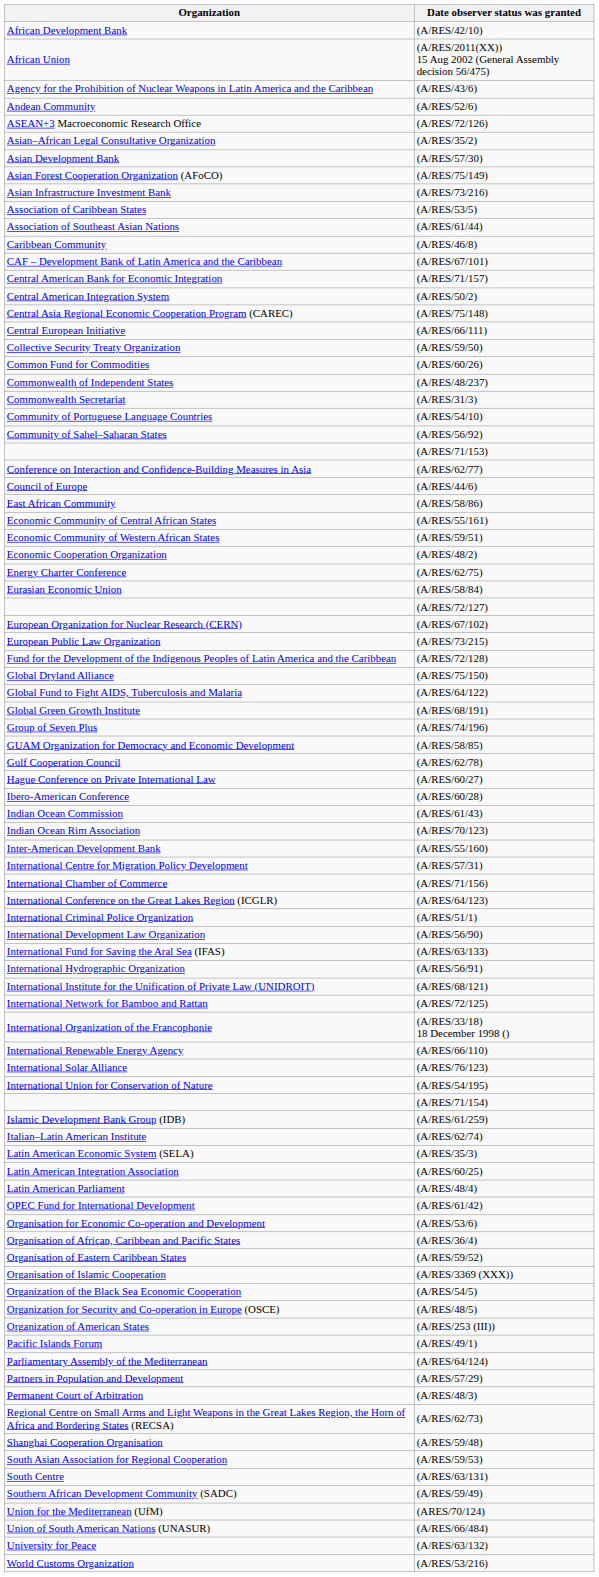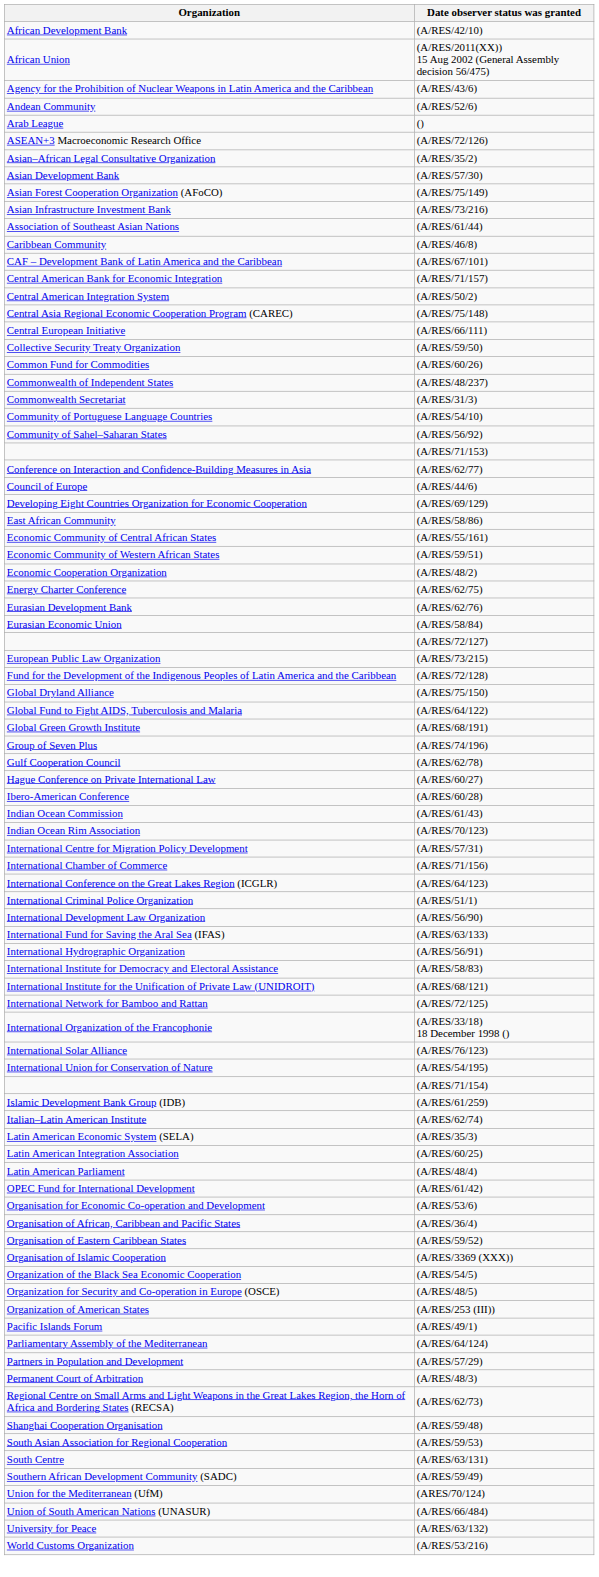+ row: (420, 123)
- row: (447, 210)
+ row: (452, 503)
+ row: (450, 607)
- row: (452, 624)
- row: (450, 745)
- row: (452, 848)
+ row: (450, 969)
- row: (452, 1050)
